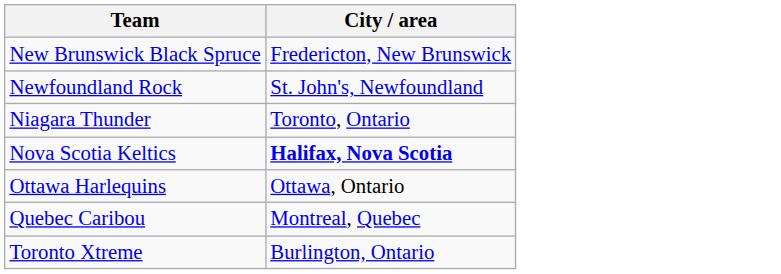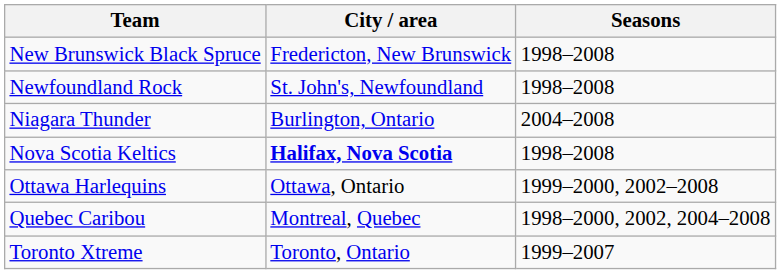+ column: (646, 20)
(340, 119) Toronto, Ontario -> (352, 119) Burlington, Ontario
(352, 251) Burlington, Ontario -> (340, 251) Toronto, Ontario
